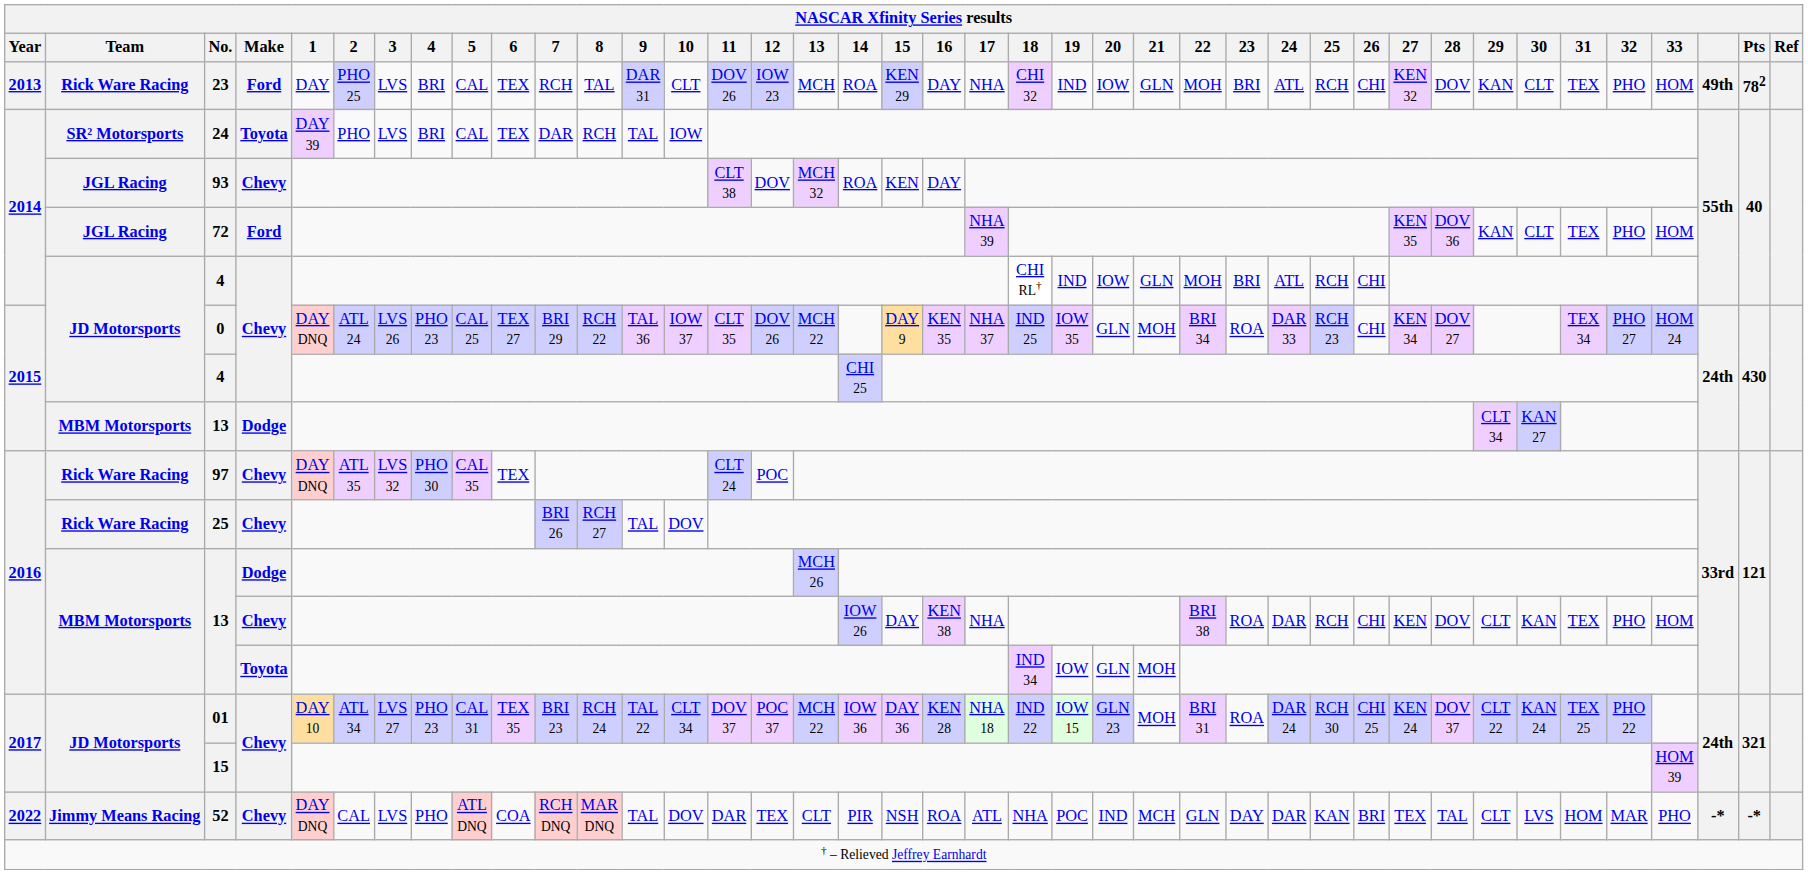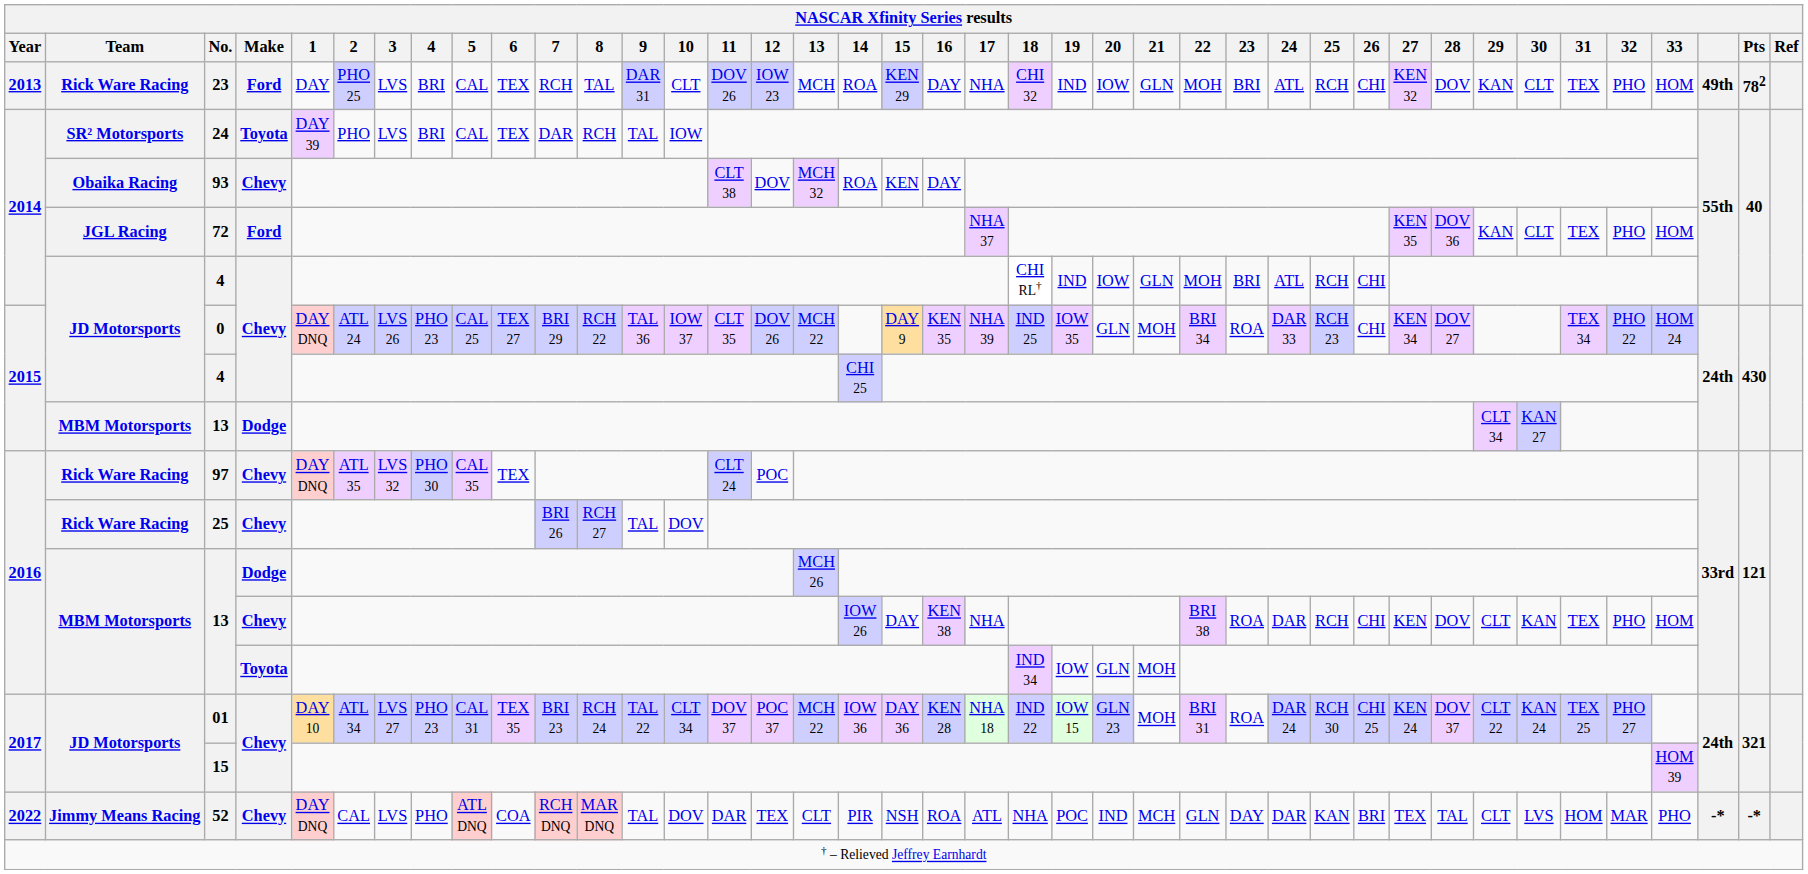(125, 182) JGL Racing -> (125, 182) Obaika Racing
(987, 230) NHA 39 -> (987, 230) NHA 37
(987, 328) NHA 37 -> (987, 328) NHA 39
(1629, 328) PHO 27 -> (1629, 328) PHO 22
(1629, 717) PHO 22 -> (1629, 717) PHO 27
